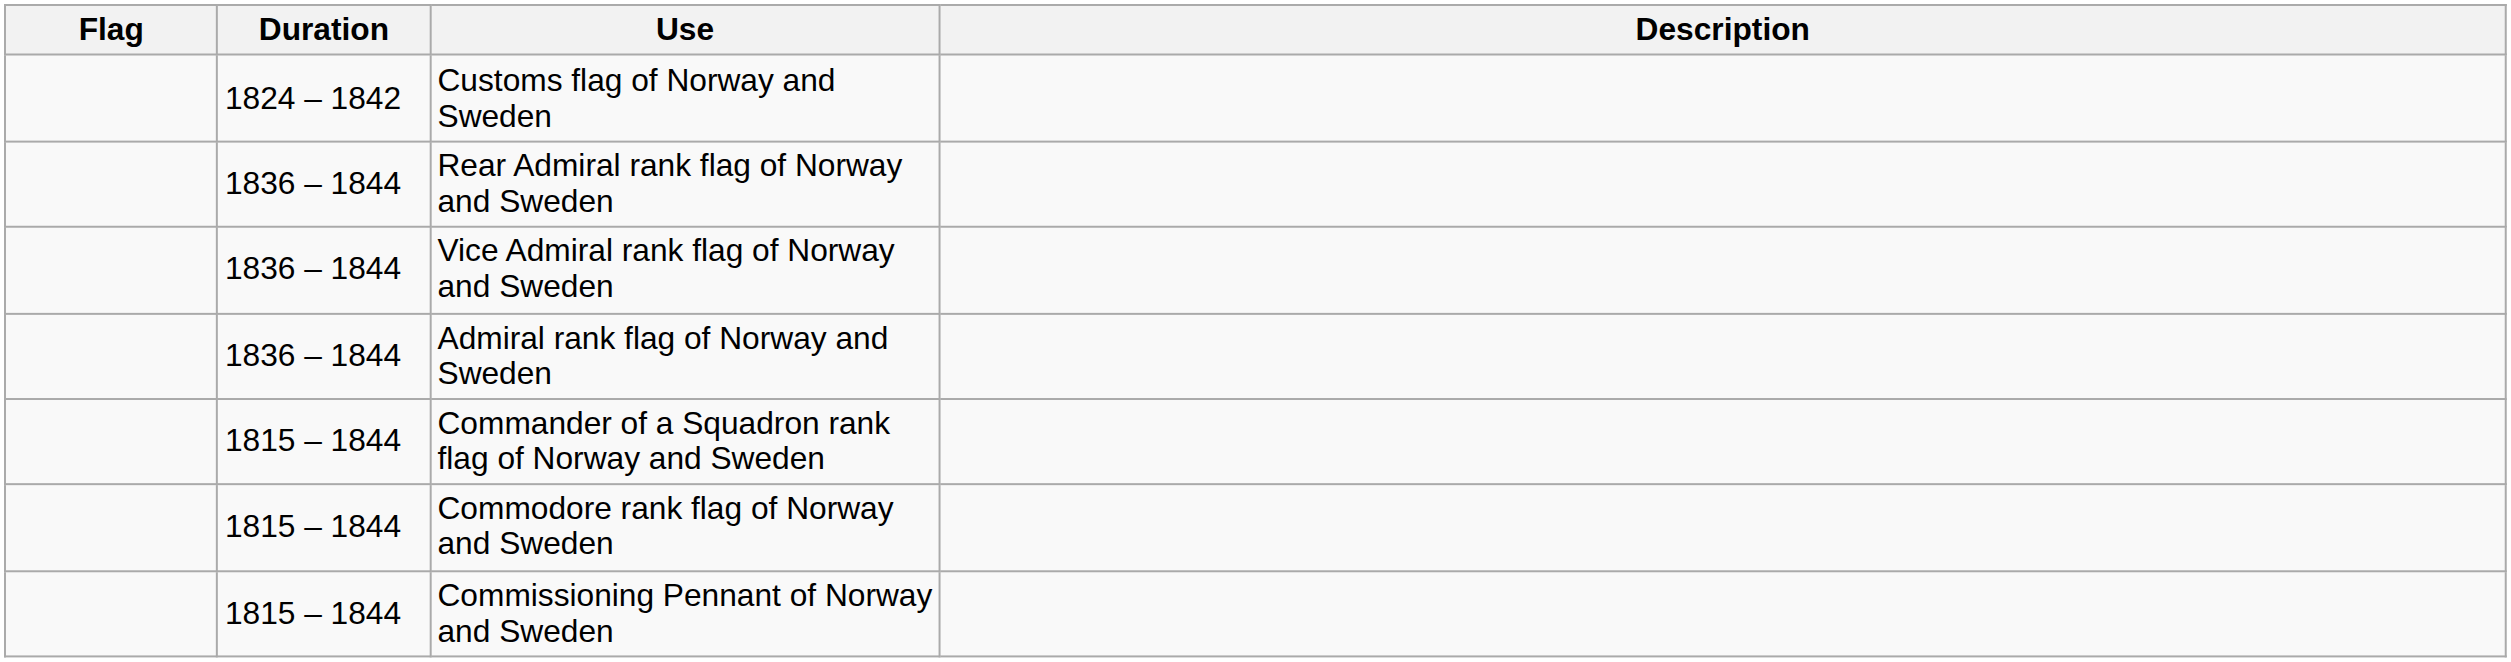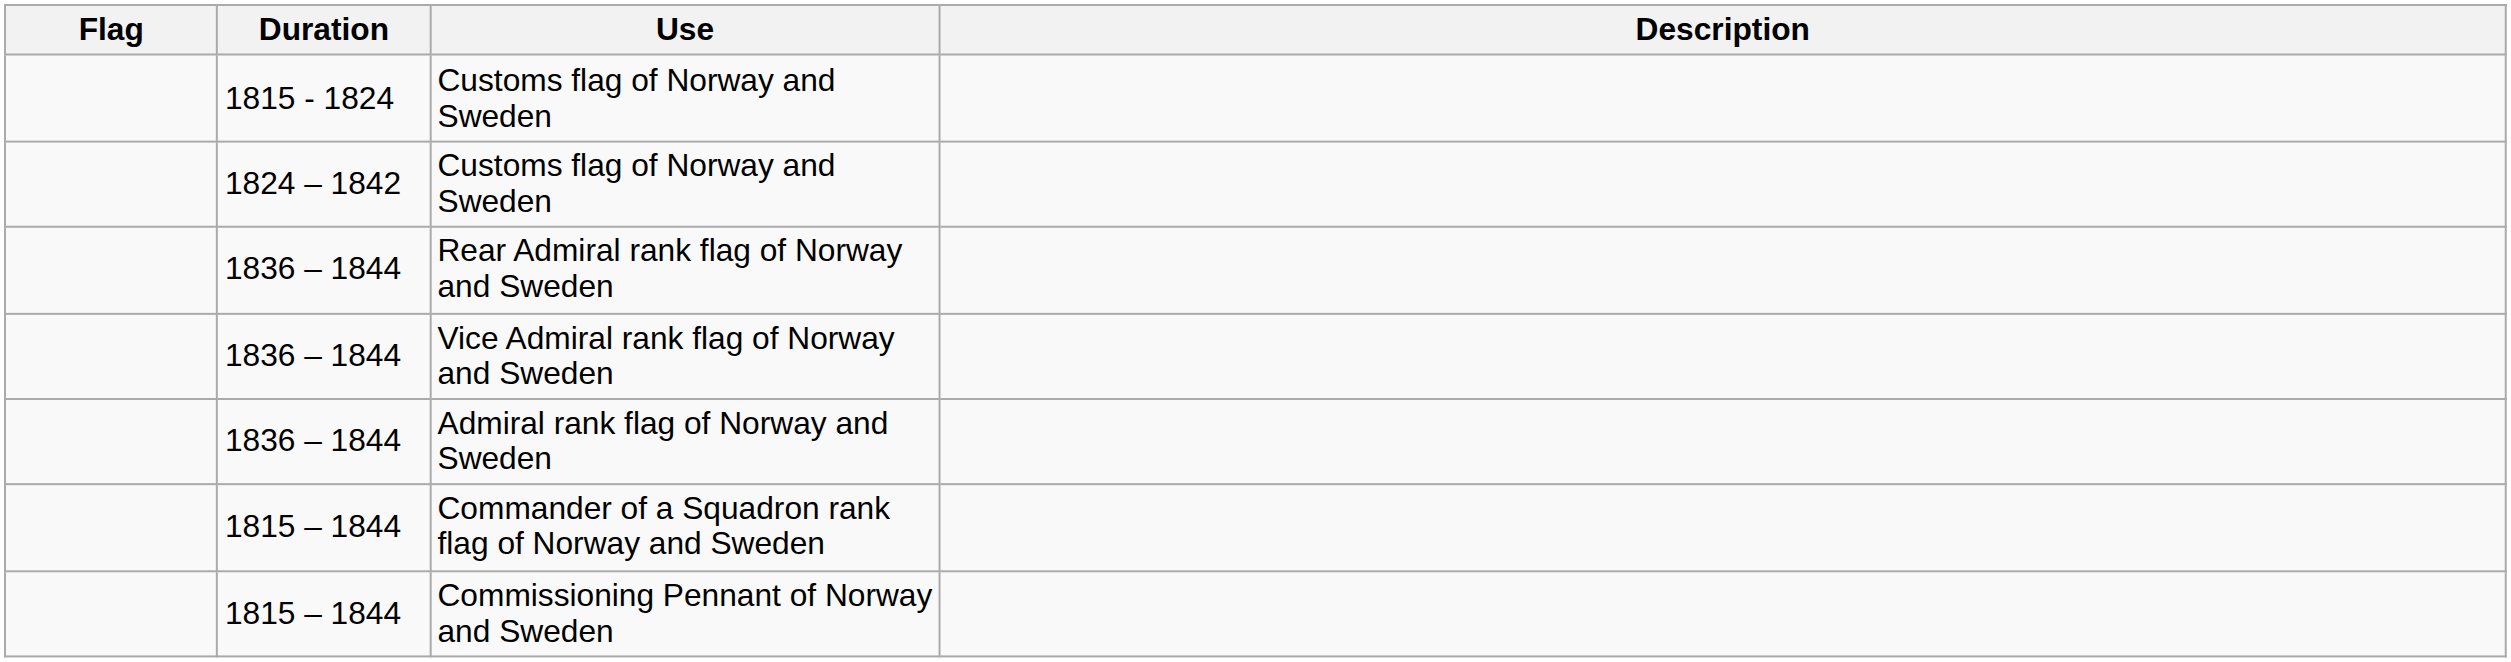+ row: (309, 97)
- row: (313, 527)
